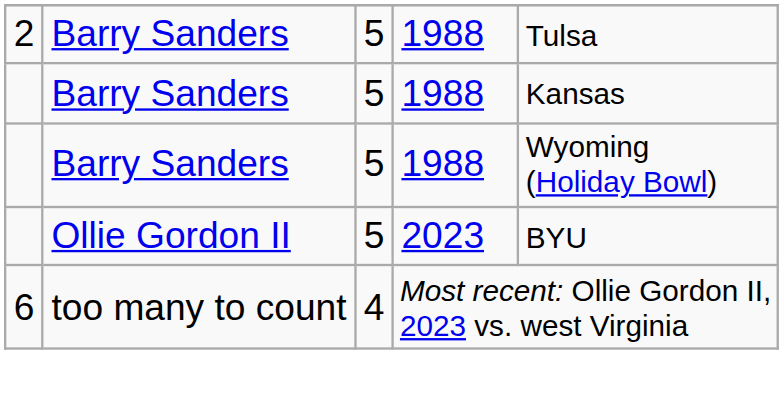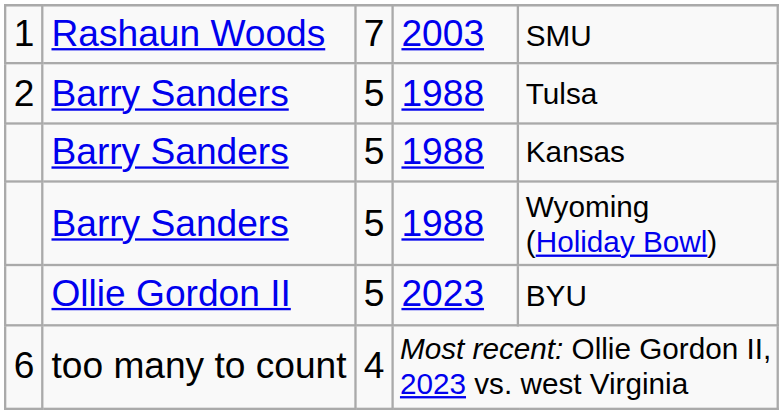+ row: (24, 33)
